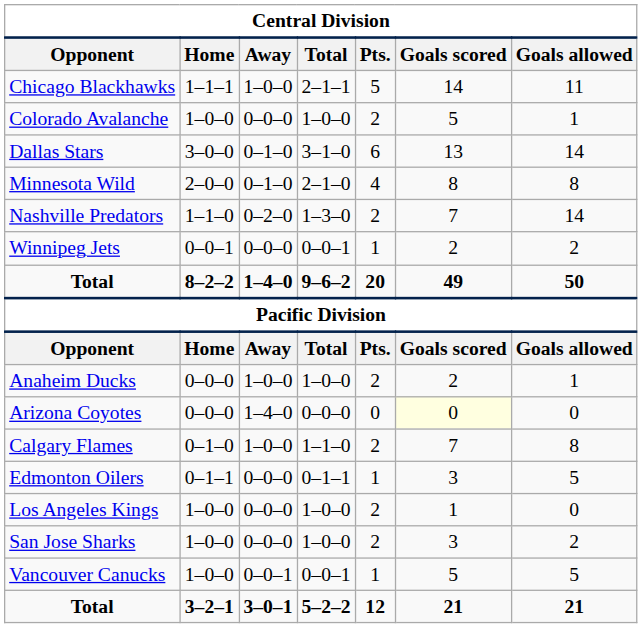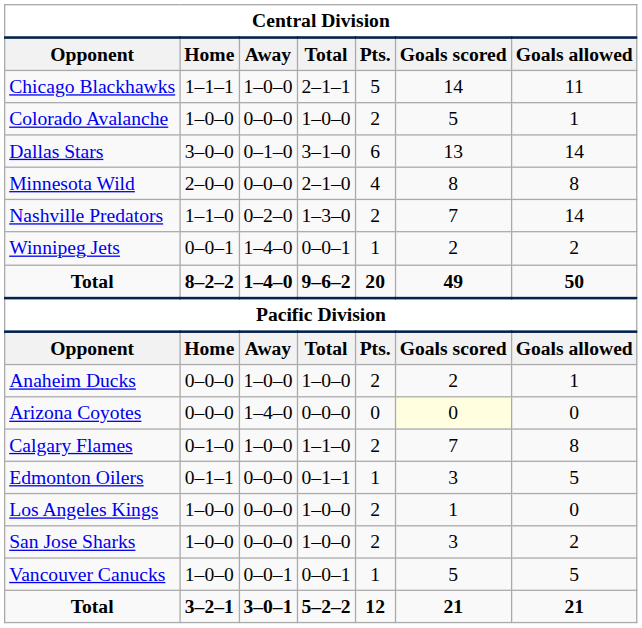(268, 183) 0–1–0 -> (268, 183) 0–0–0
(268, 248) 0–0–0 -> (268, 248) 1–4–0
